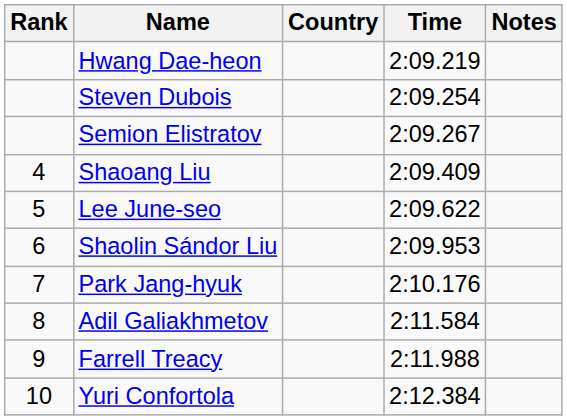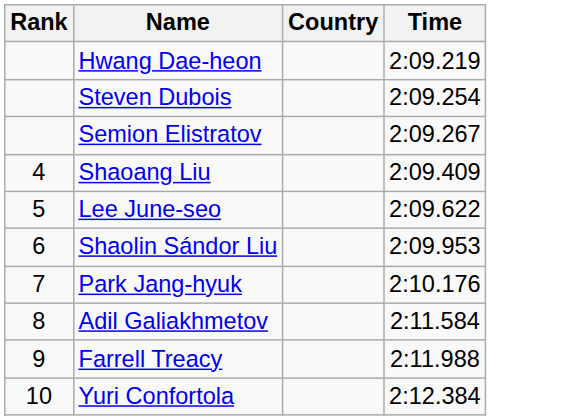- column: (524, 23)
